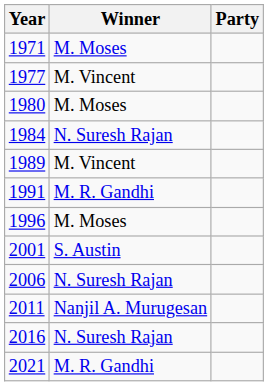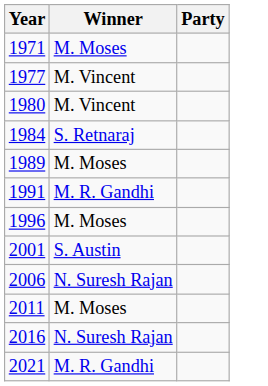(90, 105) M. Moses -> (94, 105) M. Vincent
(113, 134) N. Suresh Rajan -> (94, 134) S. Retnaraj
(94, 163) M. Vincent -> (90, 163) M. Moses
(130, 308) Nanjil A. Murugesan -> (90, 308) M. Moses
